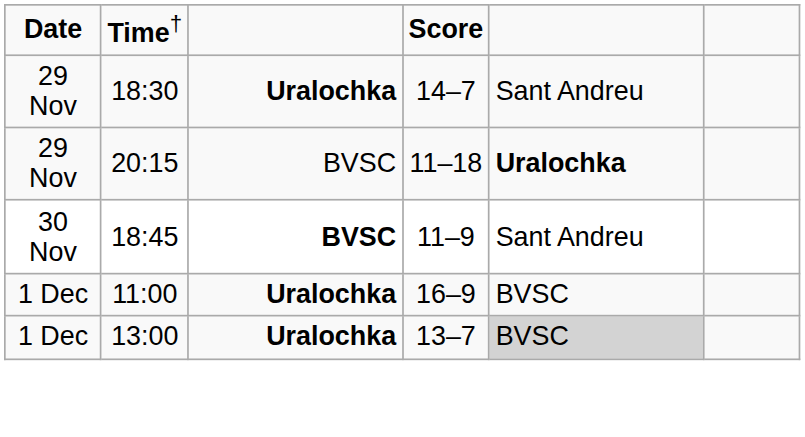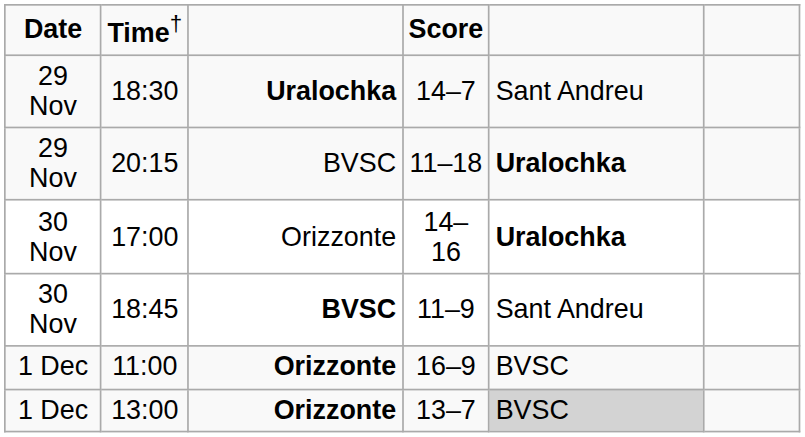+ row: (145, 236)
(331, 294) Uralochka -> (335, 367) Orizzonte
(331, 336) Uralochka -> (335, 409) Orizzonte
